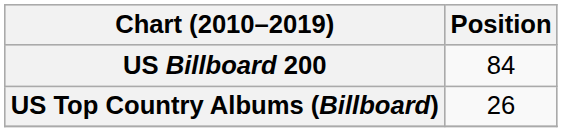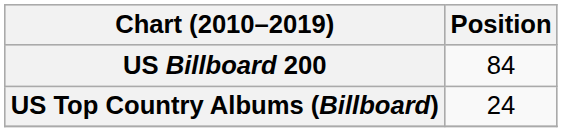(501, 106) 26 -> (501, 106) 24
